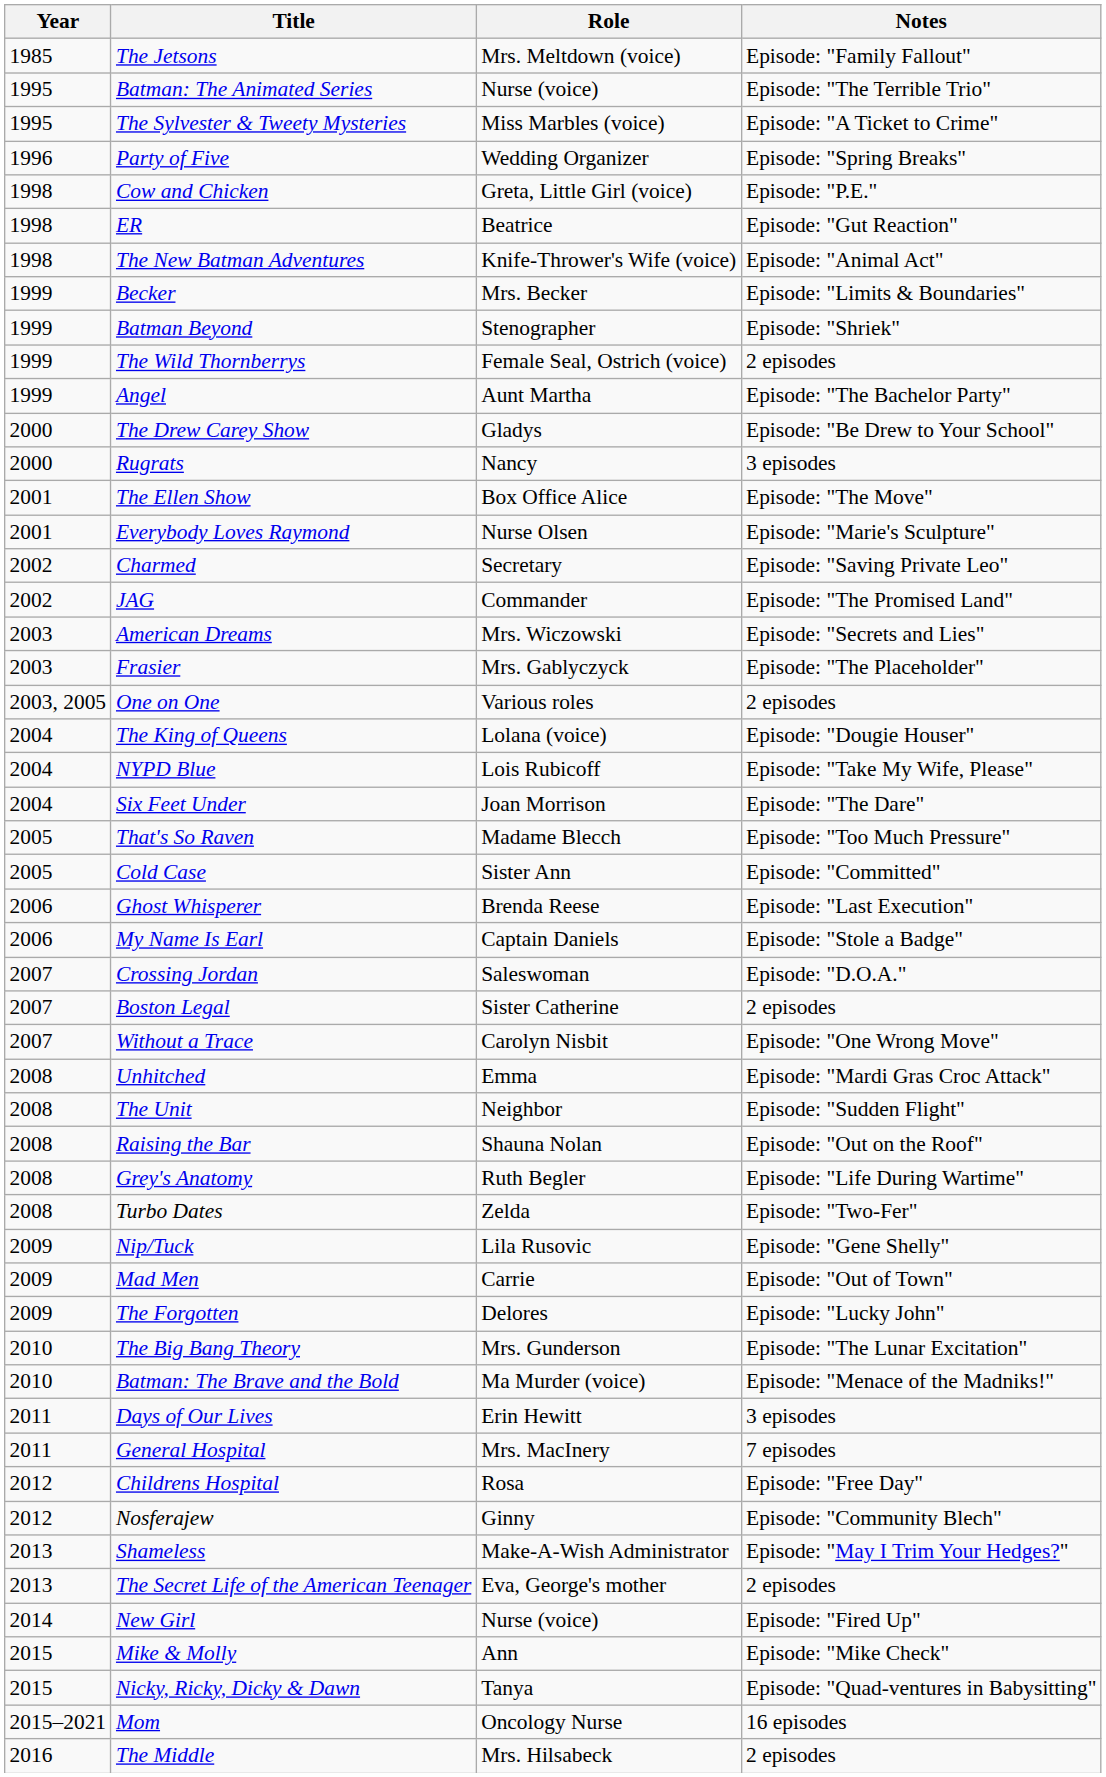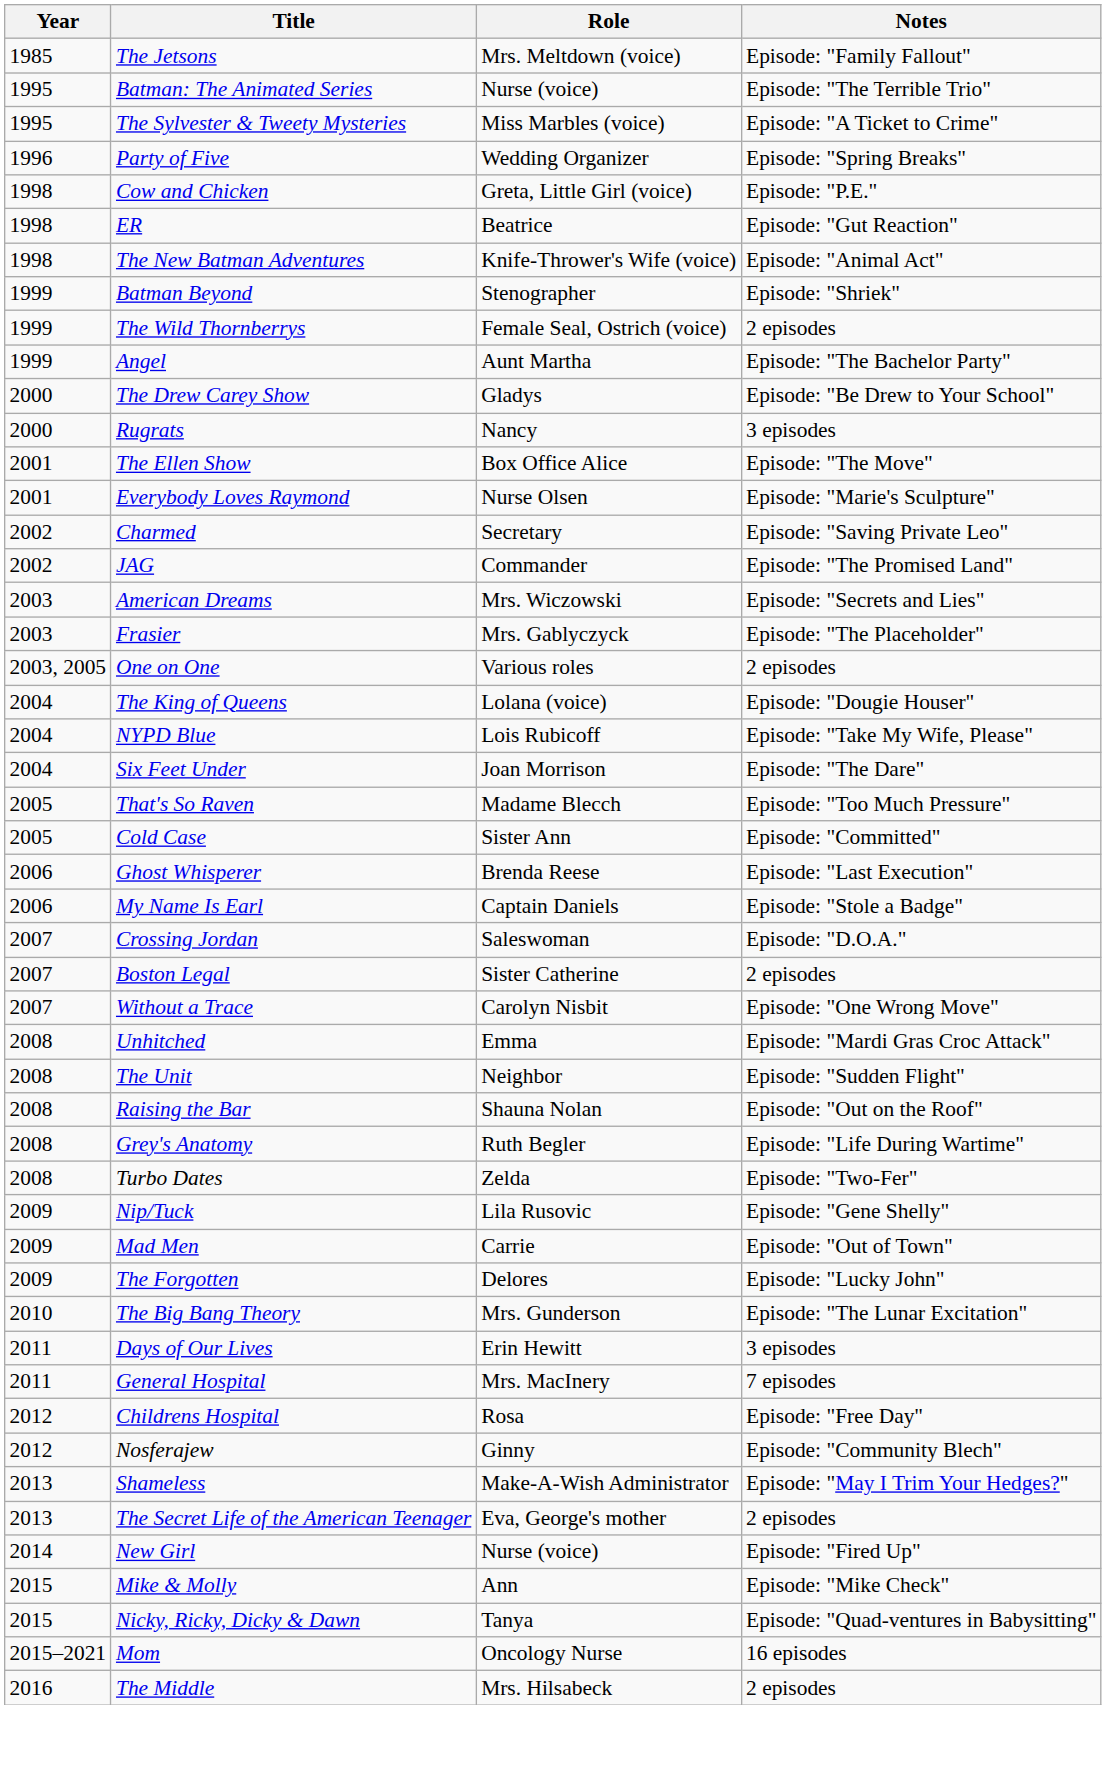- row: (146, 293)
- row: (257, 1381)
